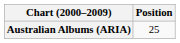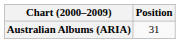(154, 30) 25 -> (154, 30) 31
